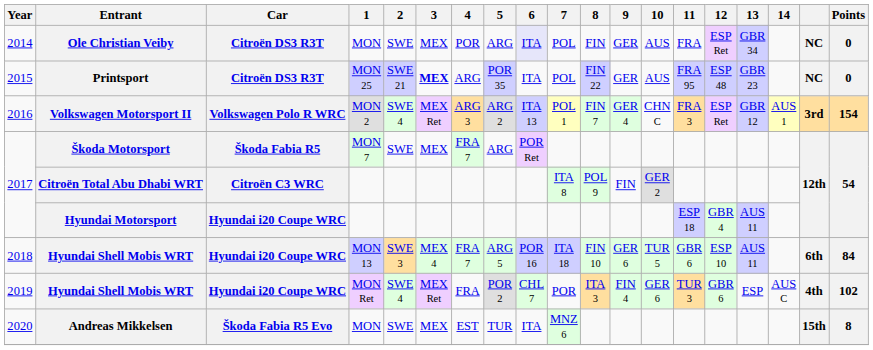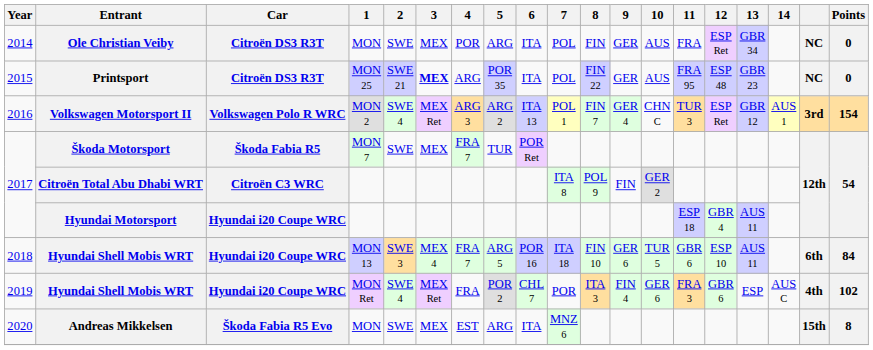(532, 43) lavender background -> (532, 43) no background
(689, 114) FRA 3 -> (689, 114) TUR 3
(500, 149) ARG -> (500, 149) TUR
(689, 291) TUR 3 -> (689, 291) FRA 3
(500, 326) TUR -> (500, 326) ARG
